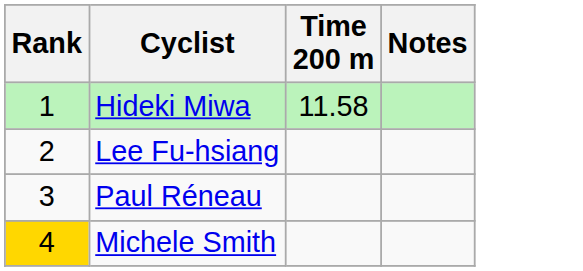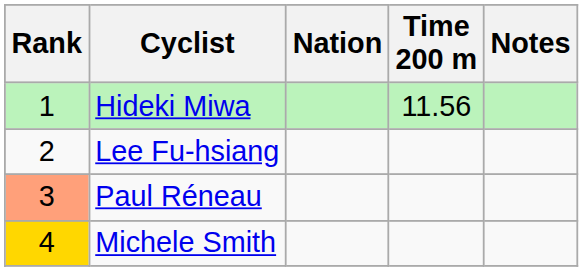+ column: (337, 43)
(333, 105) 11.58 -> (436, 105) 11.56
(47, 196) no background -> (47, 196) lightsalmon background
